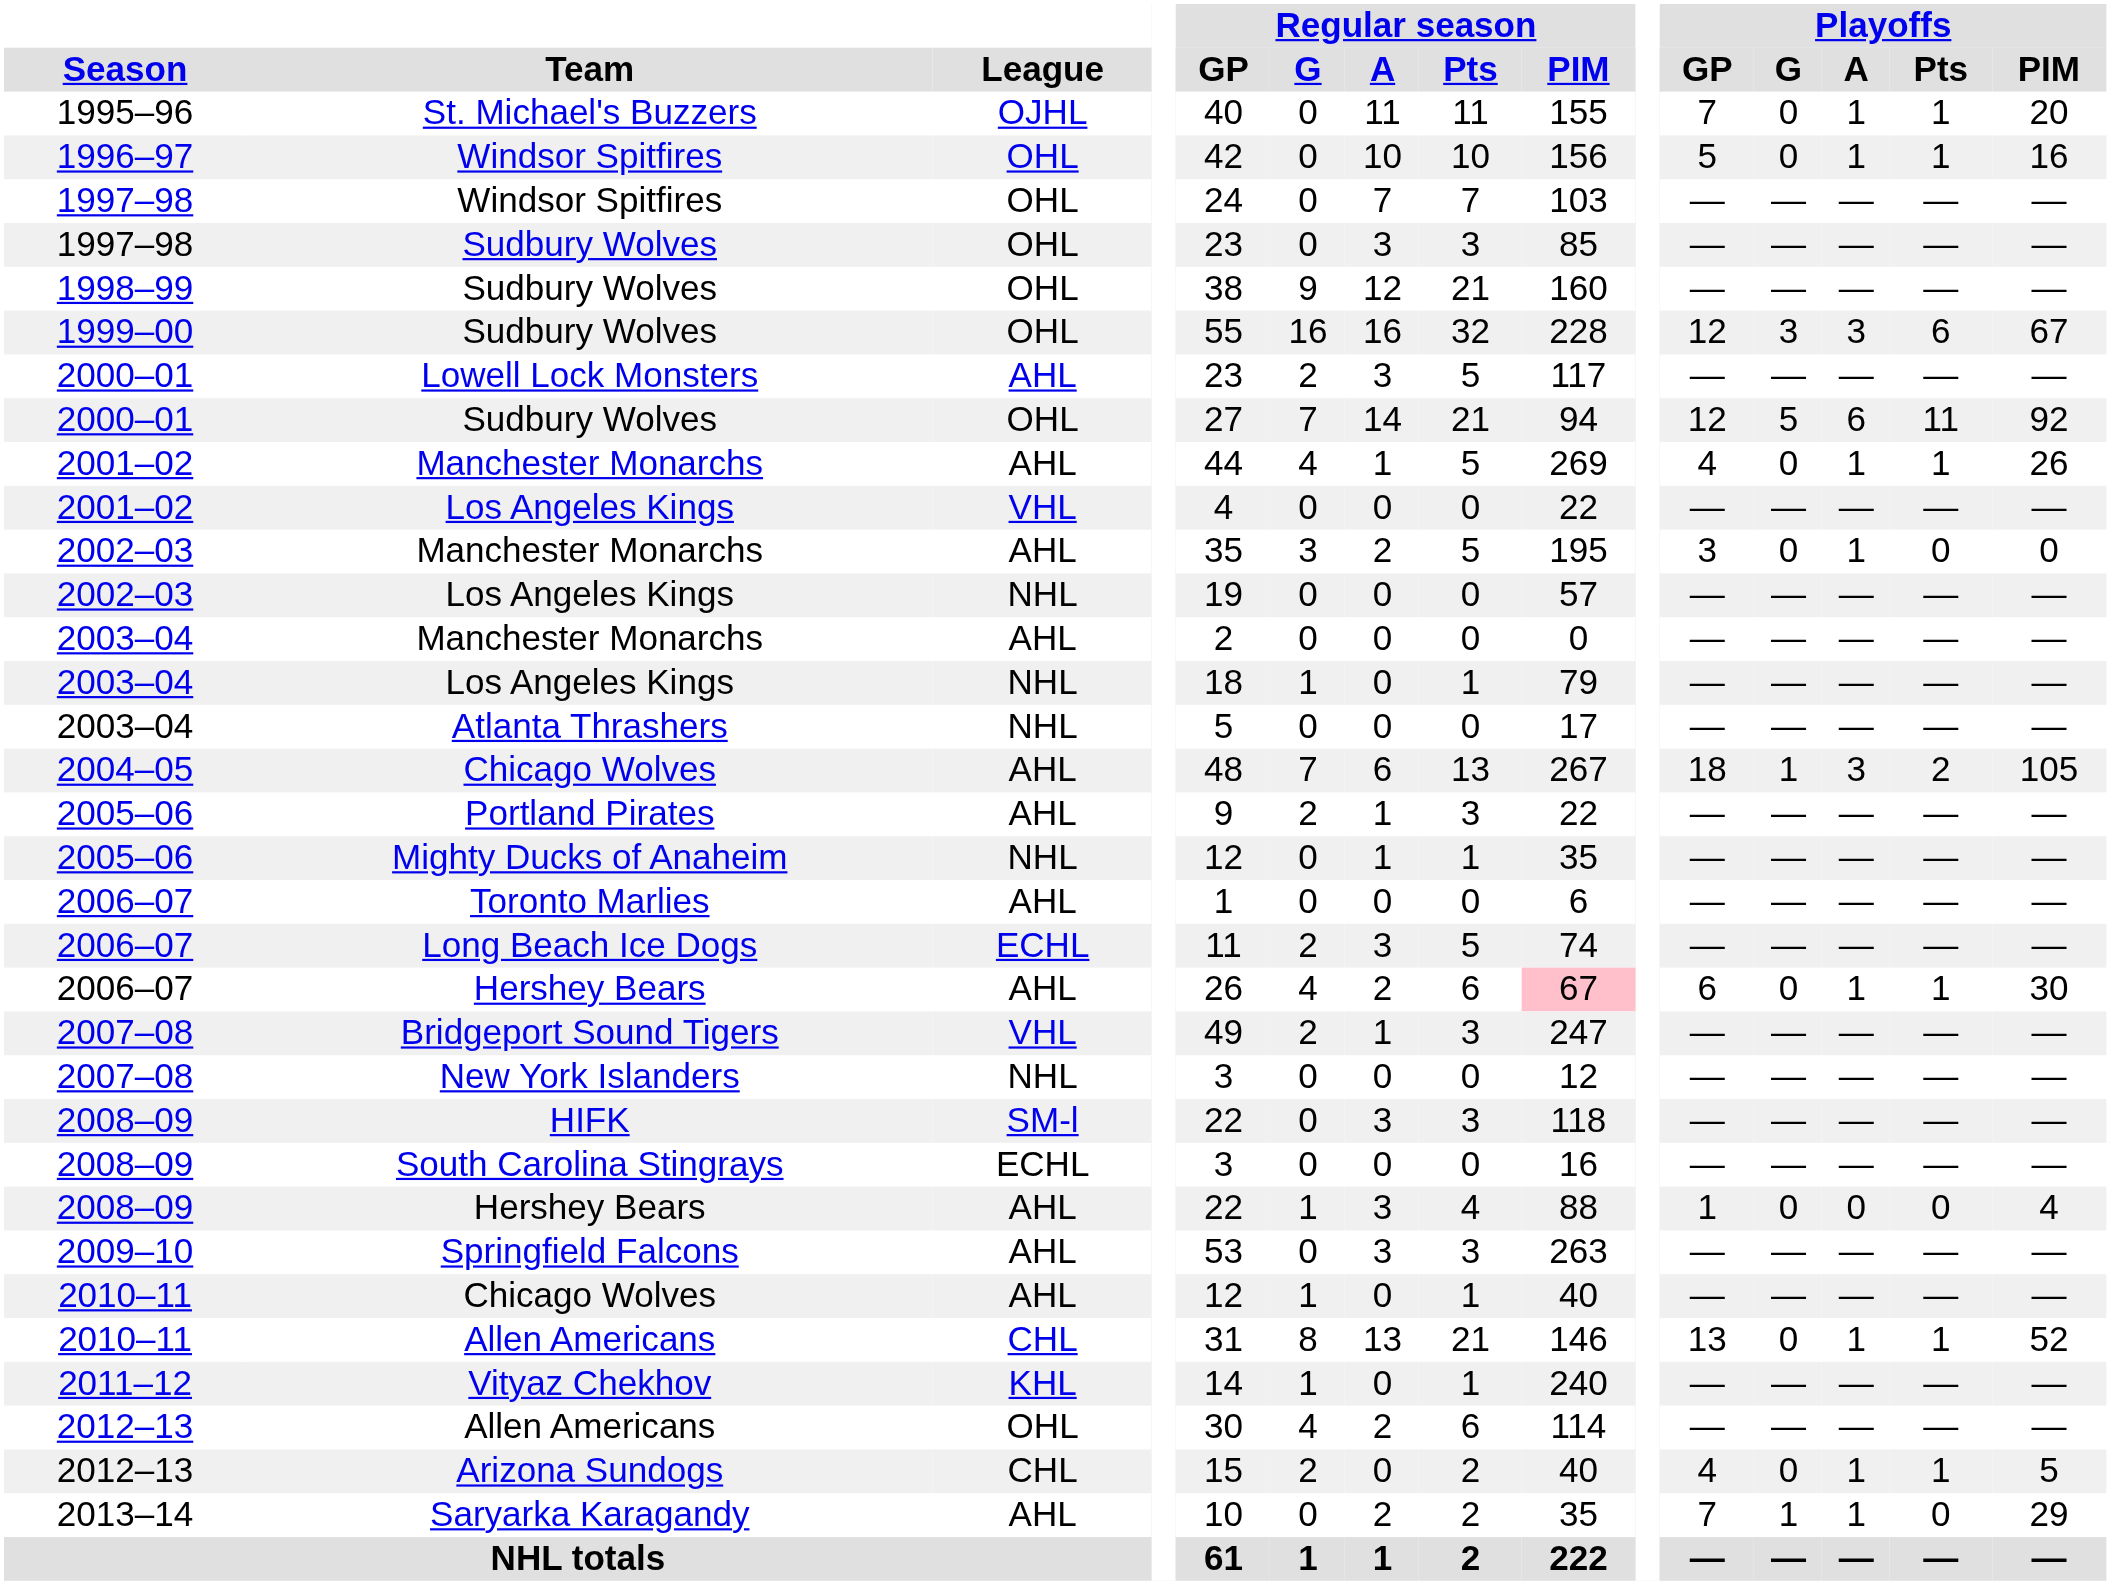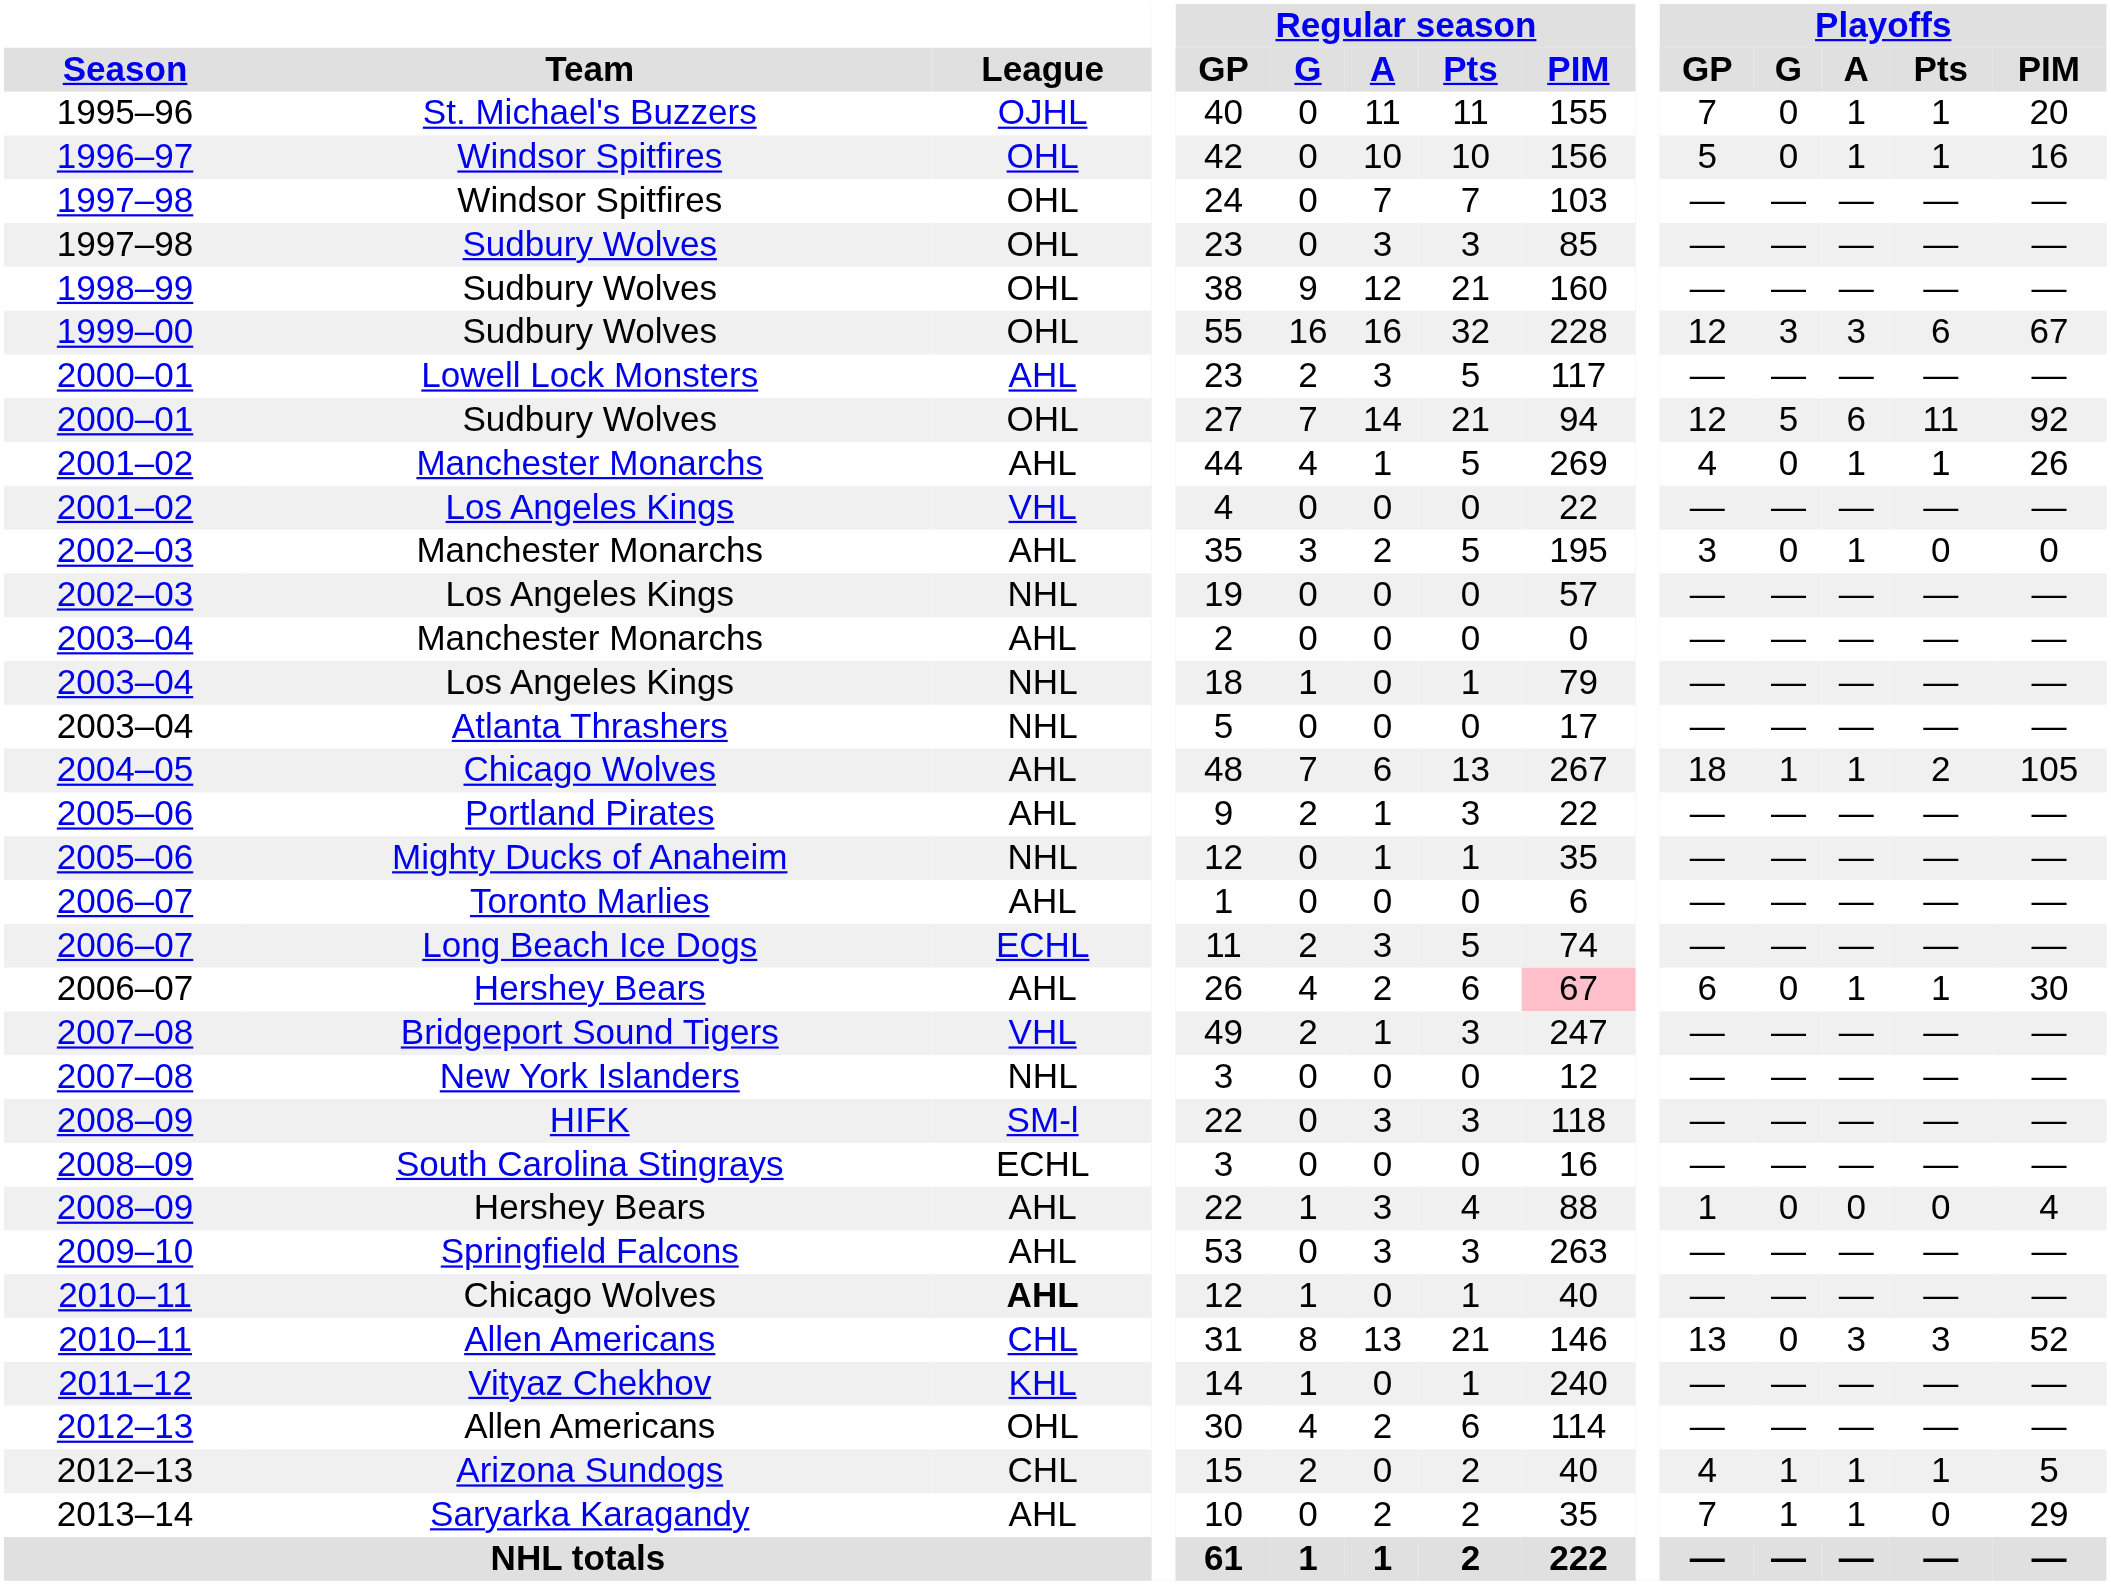(1856, 769) 3 -> (1856, 769) 1
(1043, 1295) normal -> (1043, 1295) bold
(1856, 1339) 1 -> (1856, 1339) 3
(1941, 1339) 1 -> (1941, 1339) 3
(1789, 1470) 0 -> (1789, 1470) 1
